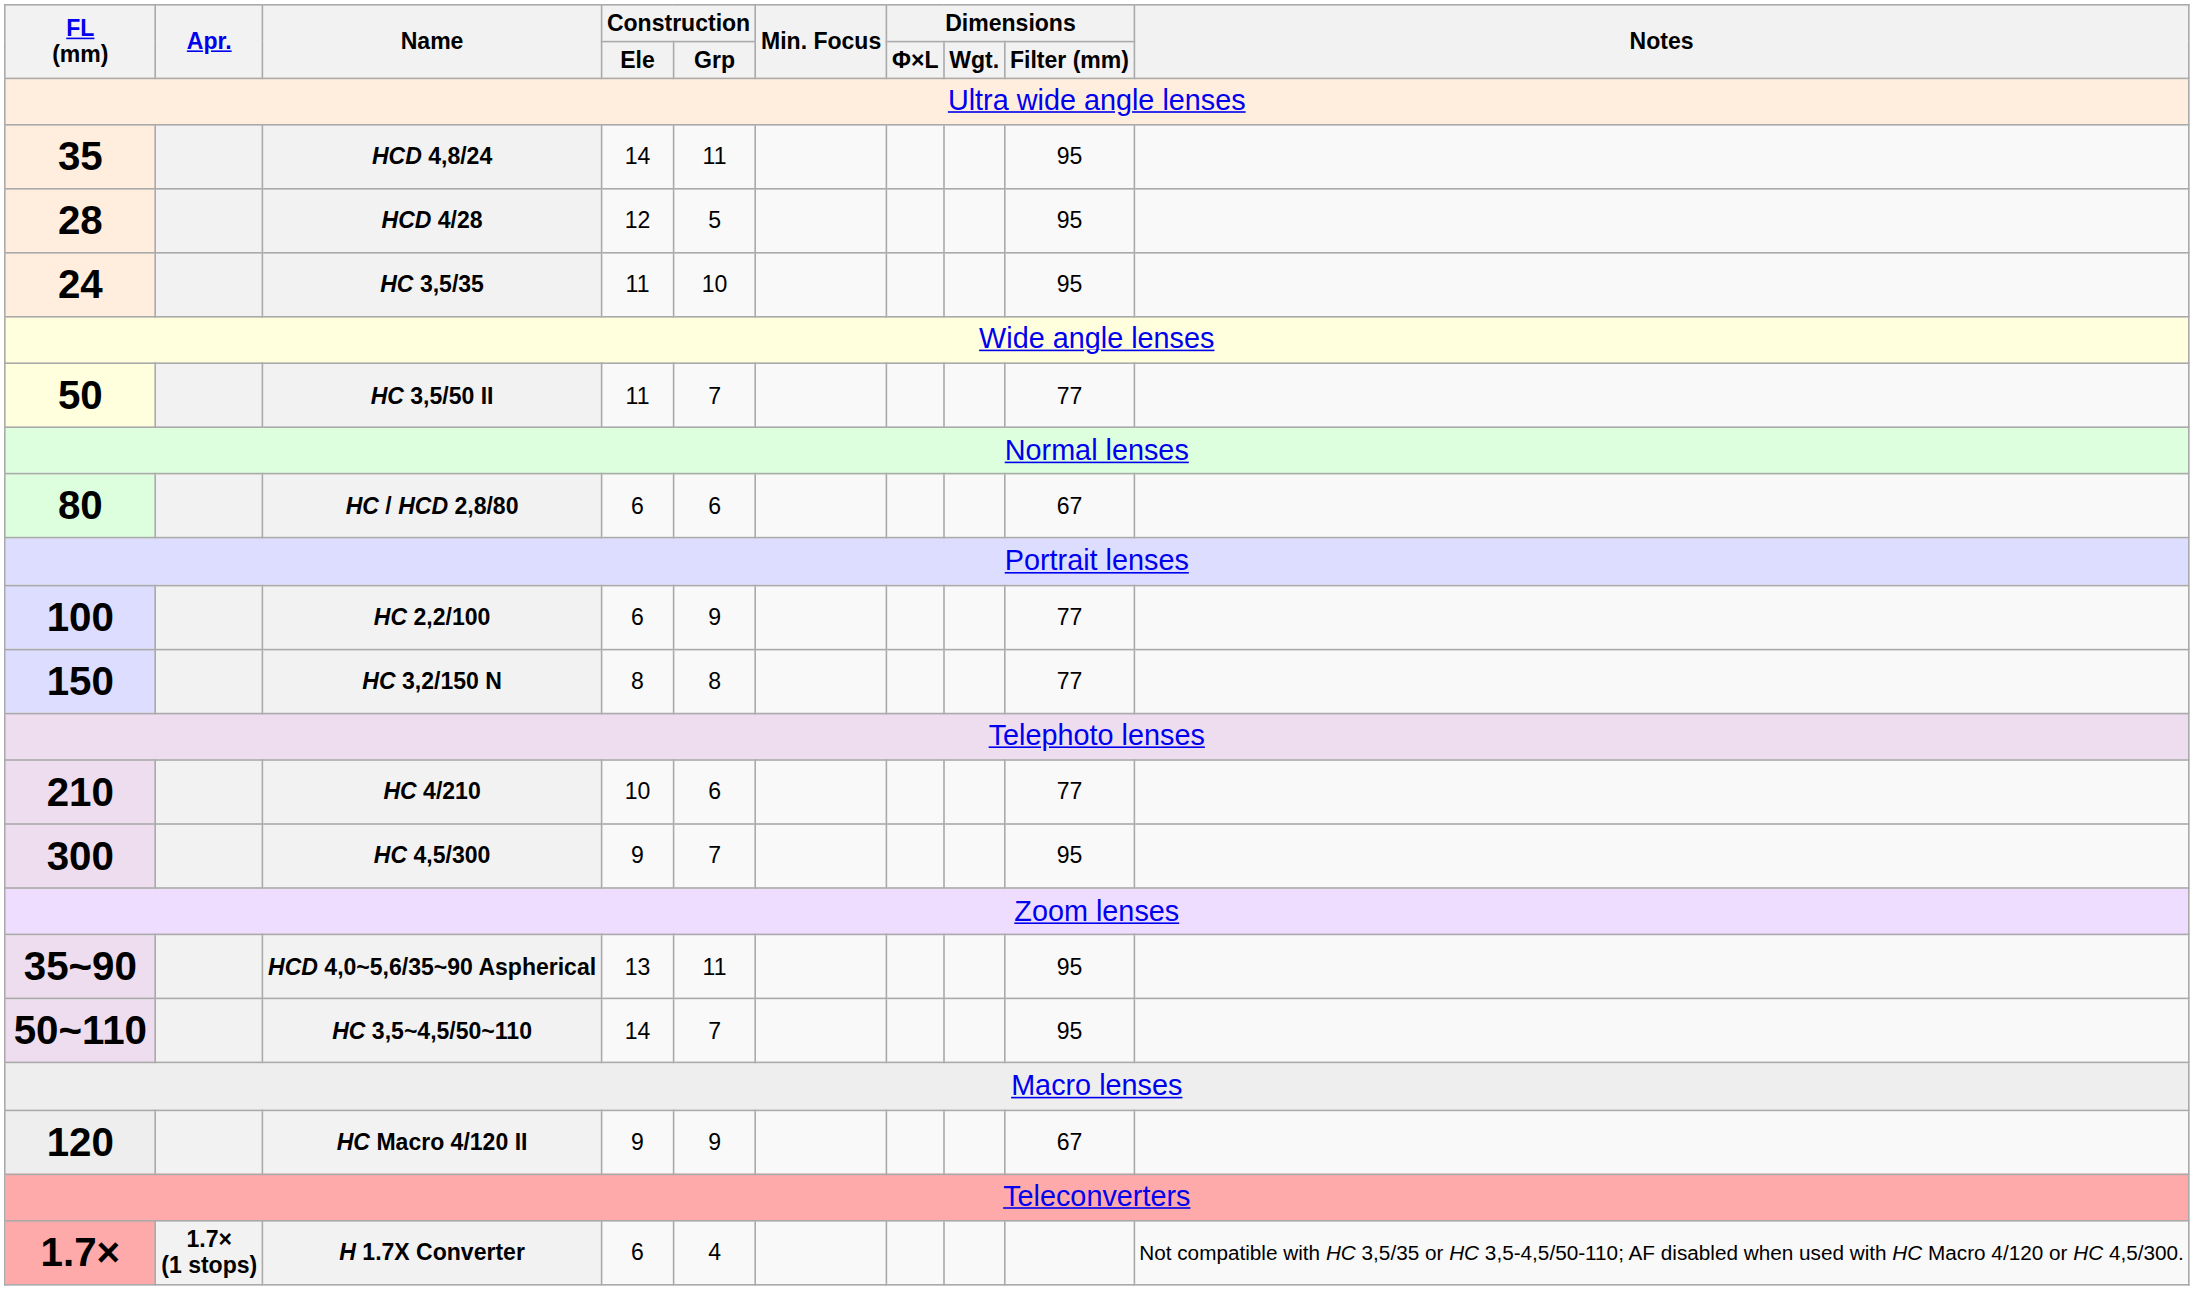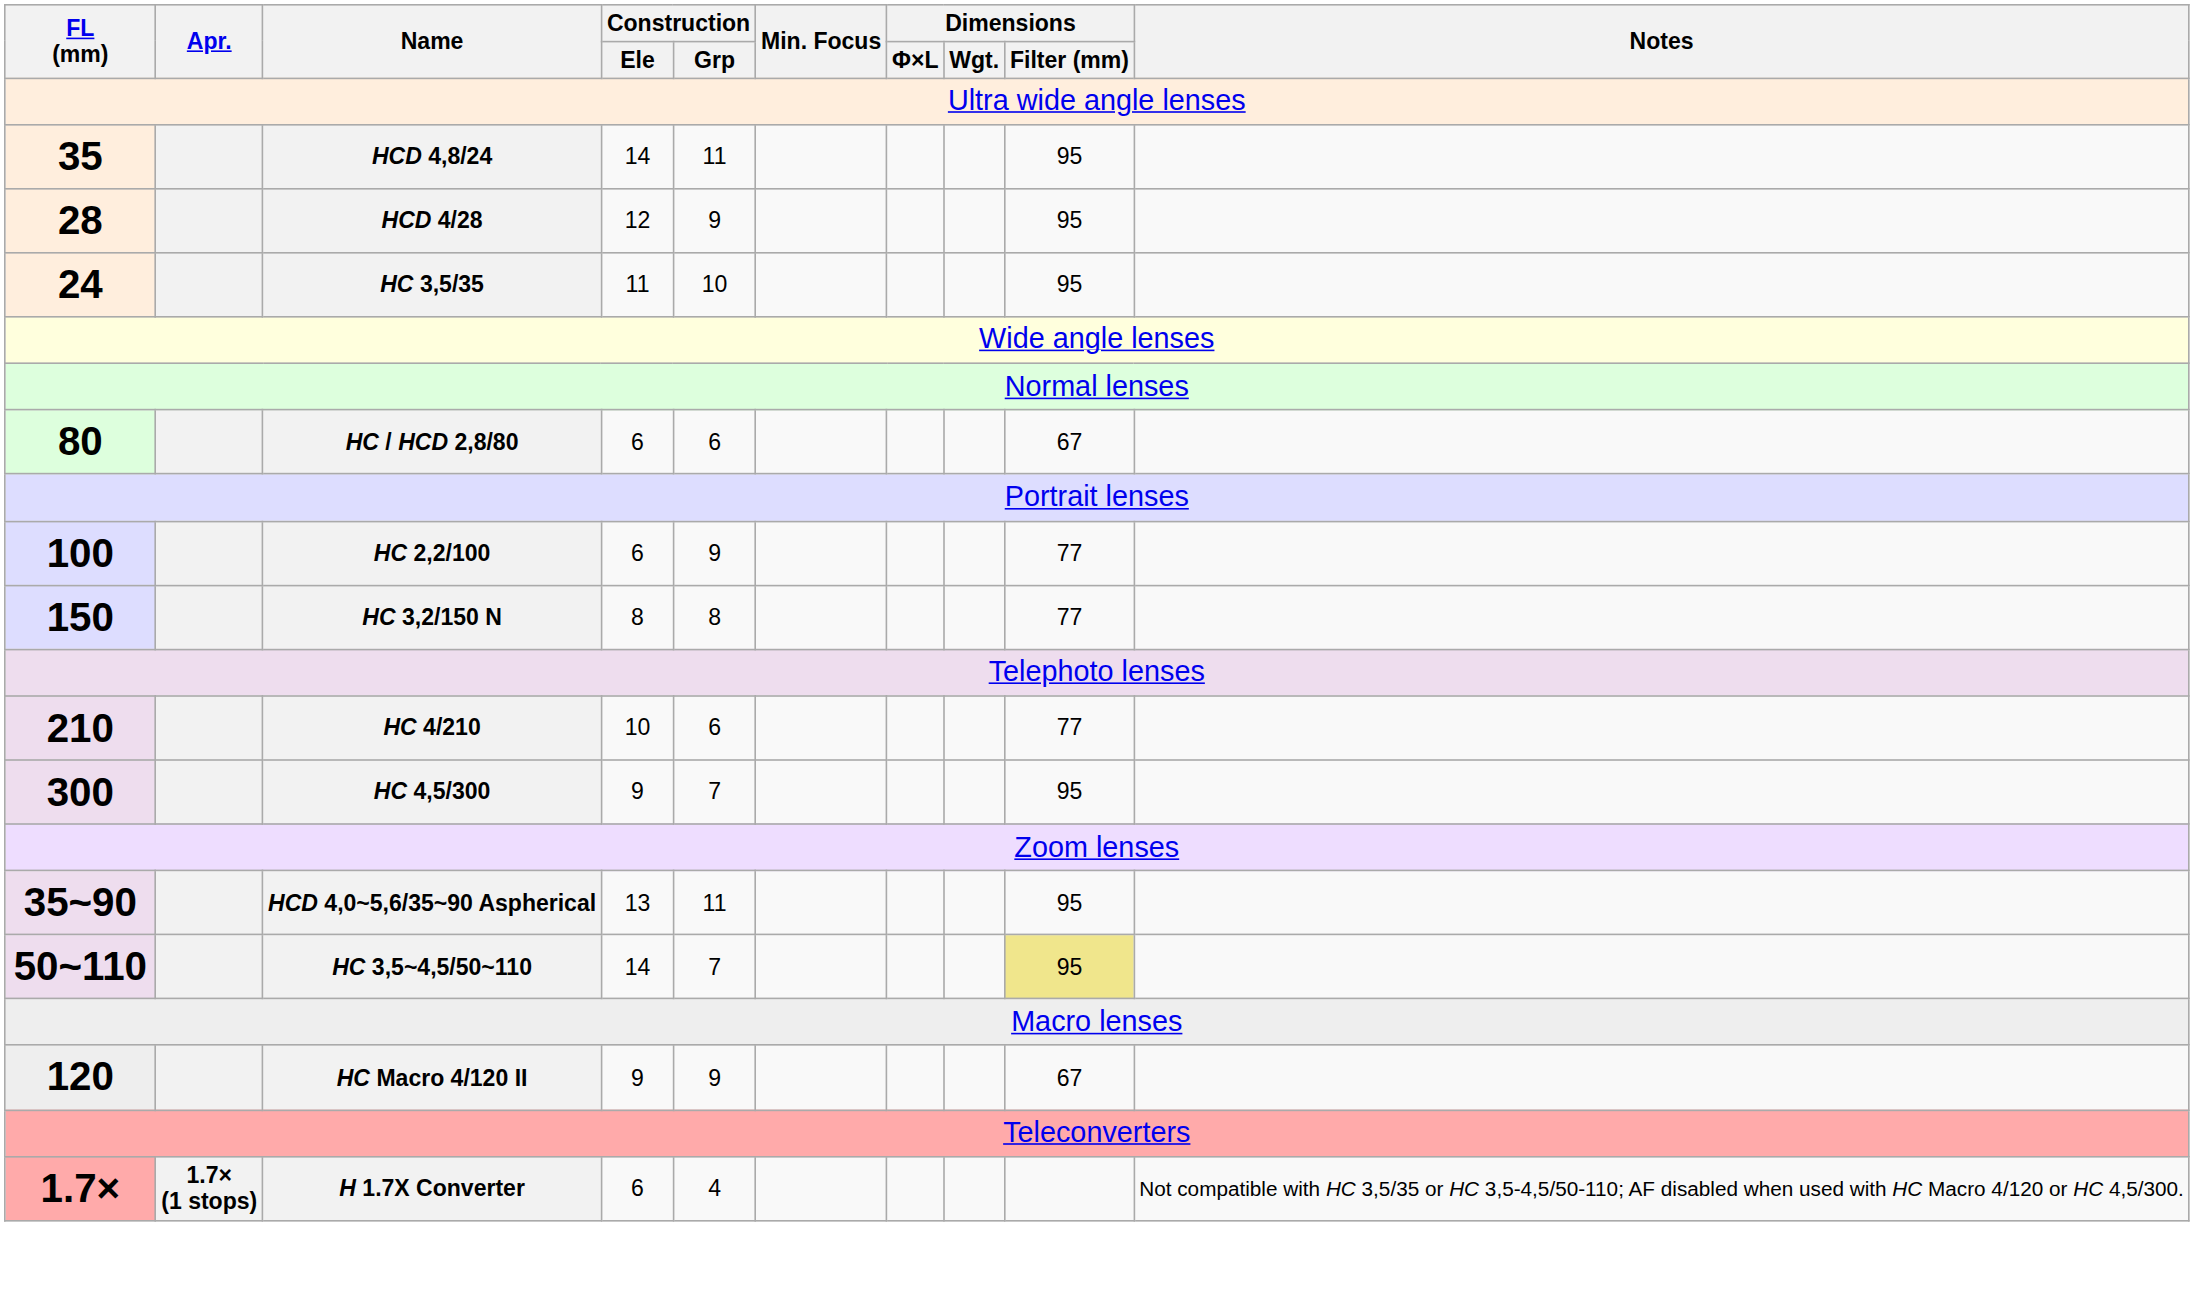(715, 221) 5 -> (715, 221) 9
- row: (432, 396)
(1069, 1031) no background -> (1069, 967) khaki background
